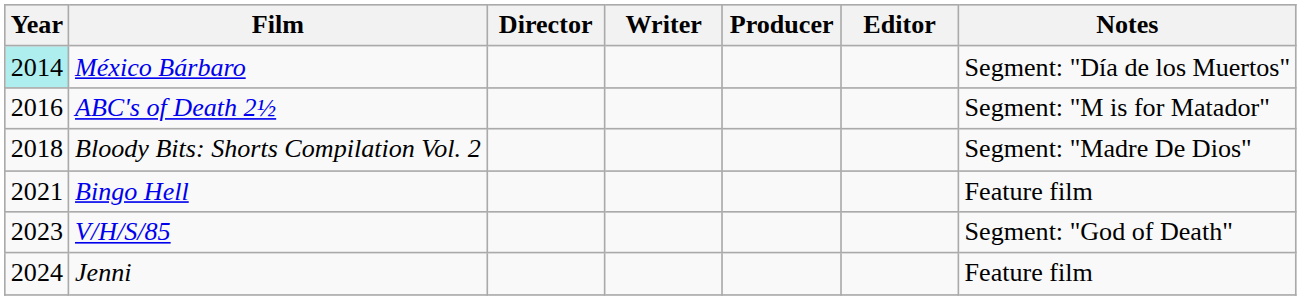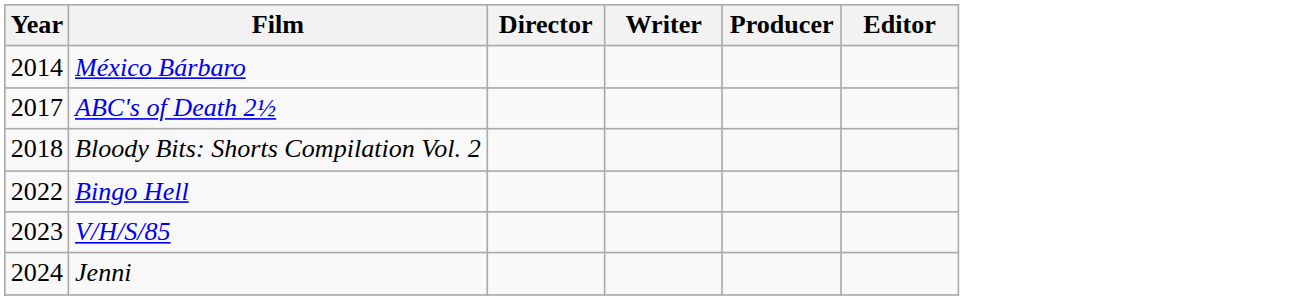- column: (1127, 25)
(37, 66) paleturquoise background -> (37, 66) no background
(37, 107) 2016 -> (37, 107) 2017
(37, 190) 2021 -> (37, 190) 2022
